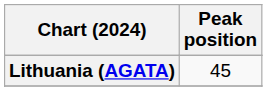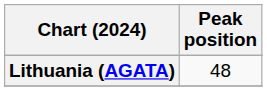(220, 70) 45 -> (220, 70) 48
